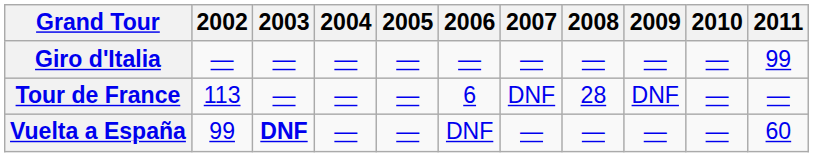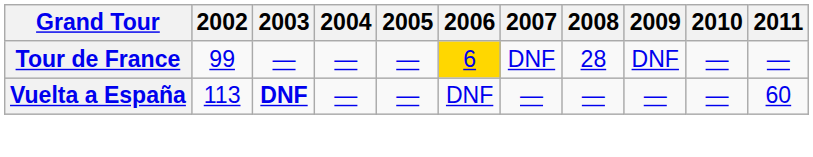- row: (98, 59)
(222, 95) 113 -> (222, 59) 99
(470, 95) no background -> (470, 59) gold background
(222, 132) 99 -> (222, 95) 113
